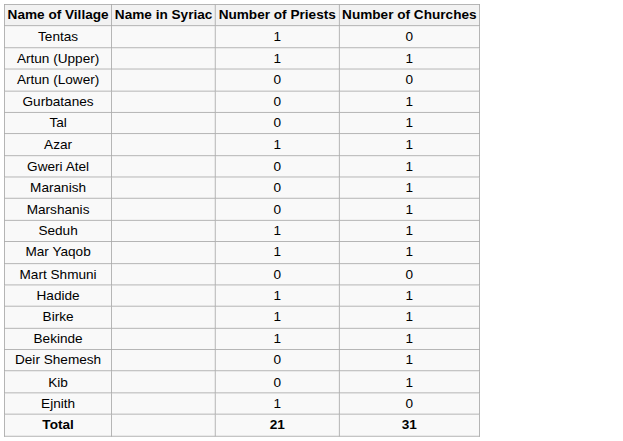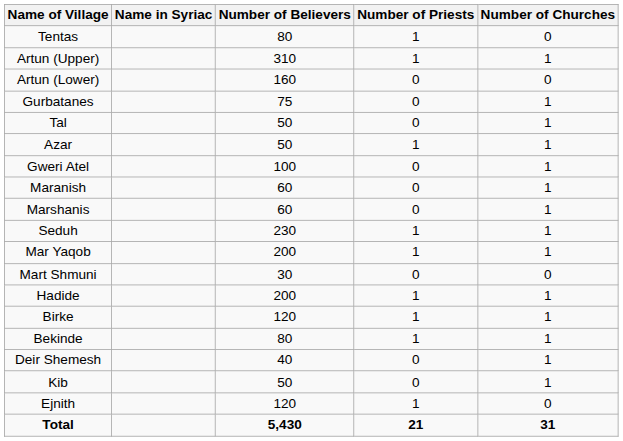+ column: (285, 15)
